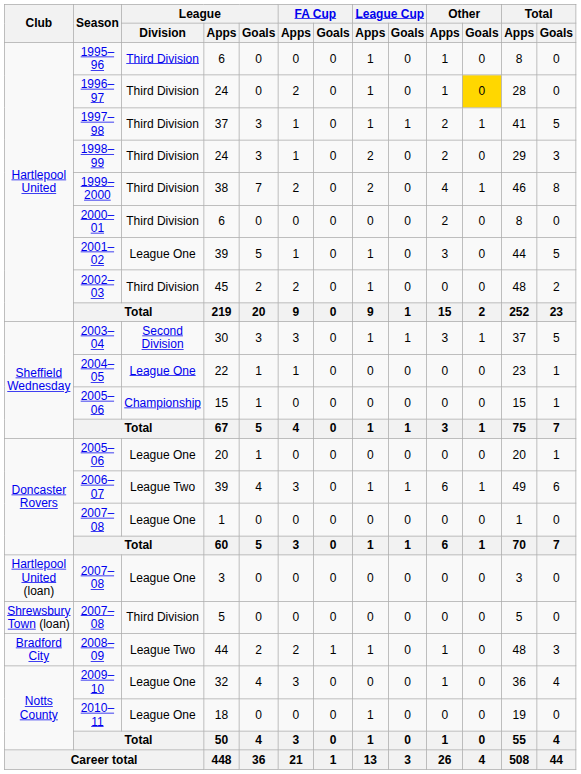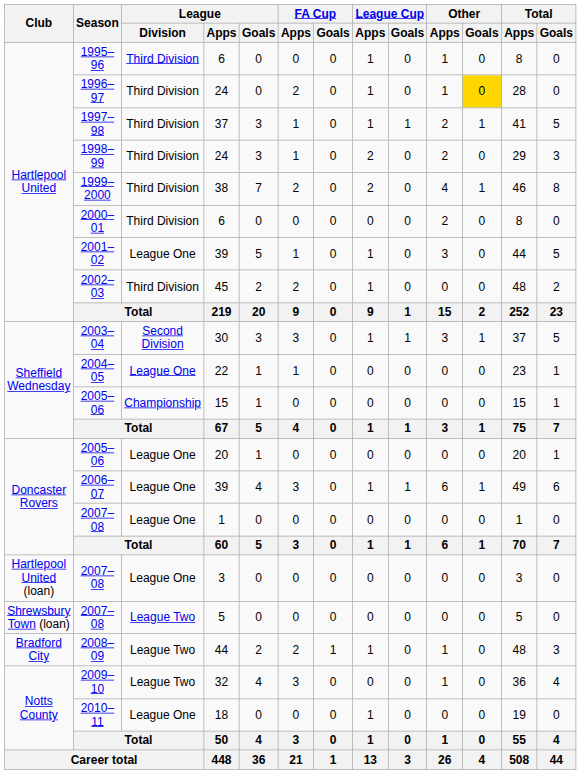(163, 487) League Two -> (163, 487) League One
(163, 617) Third Division -> (163, 617) League Two
(163, 682) League One -> (163, 682) League Two
